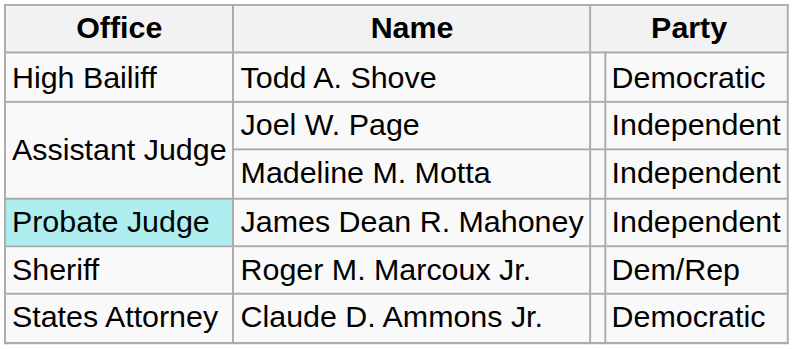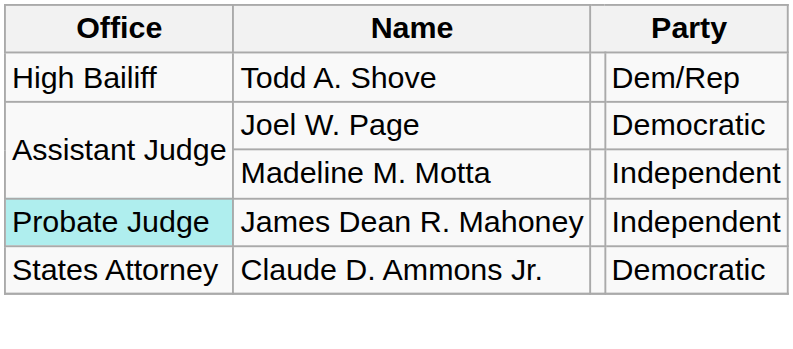(688, 76) Democratic -> (676, 76) Dem/Rep
(696, 125) Independent -> (688, 125) Democratic
- row: (386, 269)
